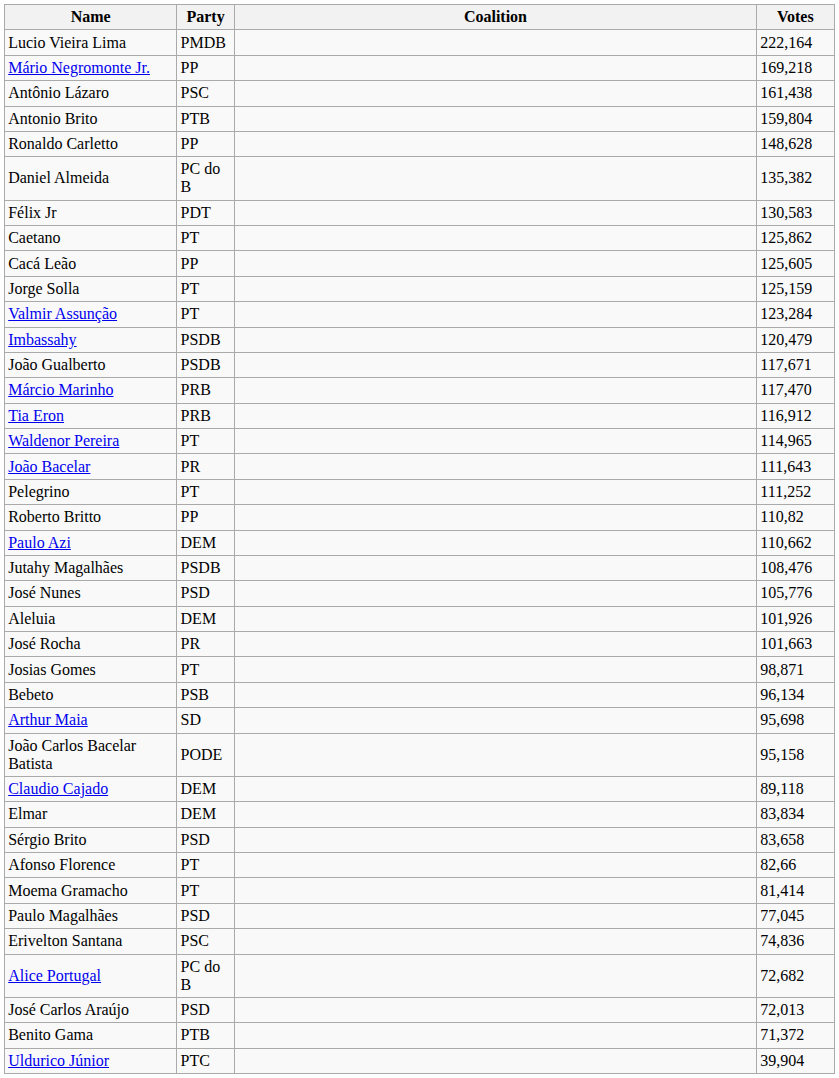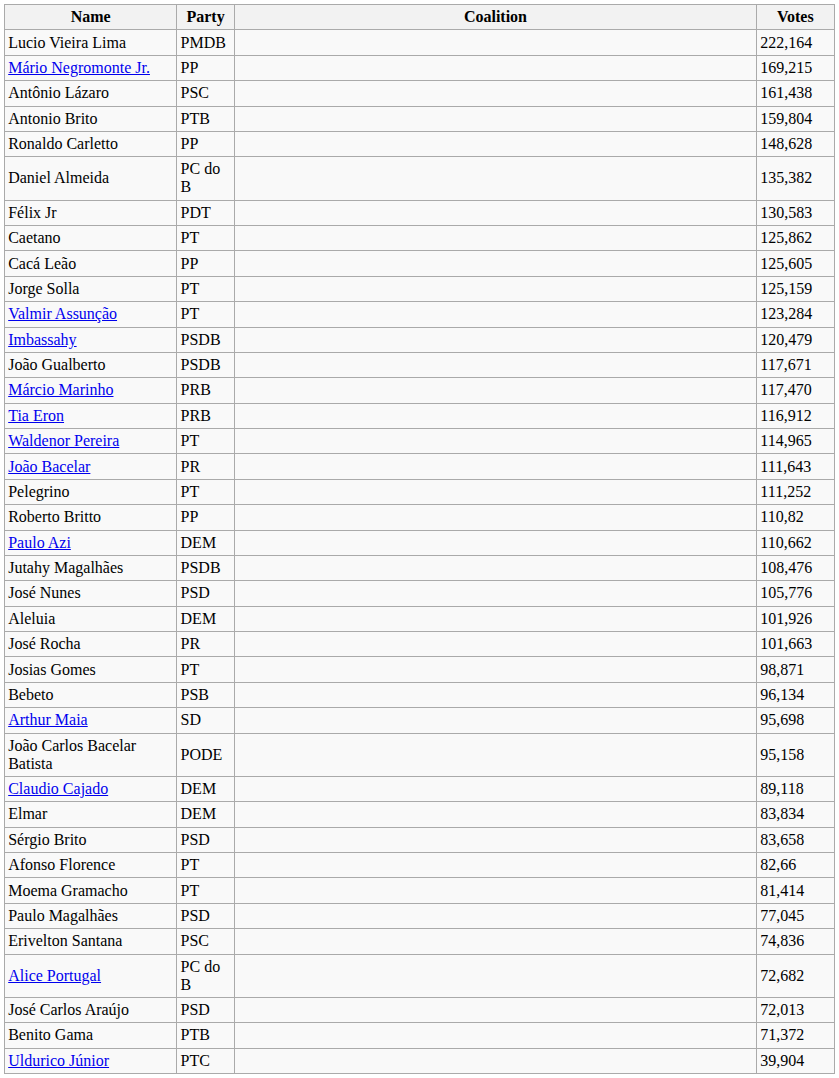(786, 67) 169,218 -> (786, 67) 169,215
